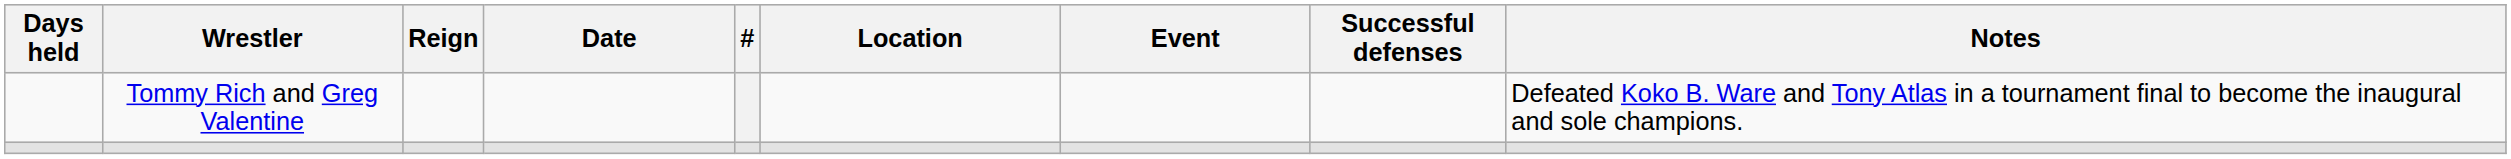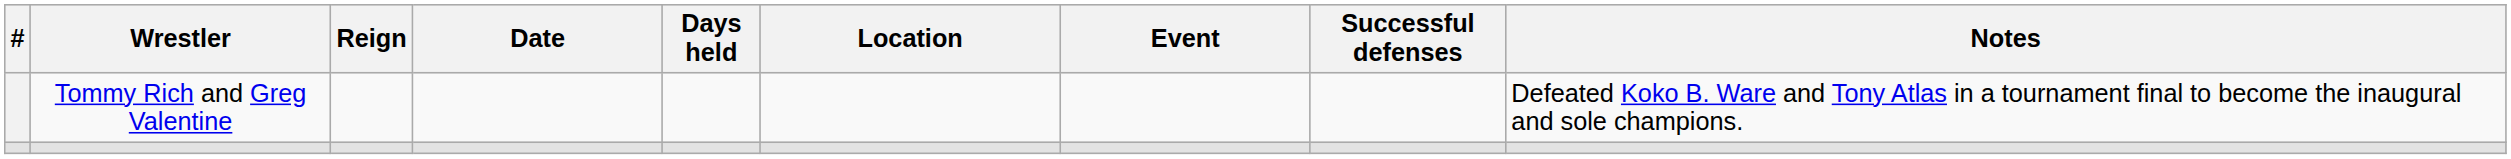columns swapped: (747, 38) <-> (53, 38)
